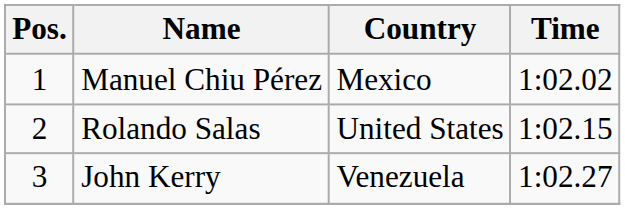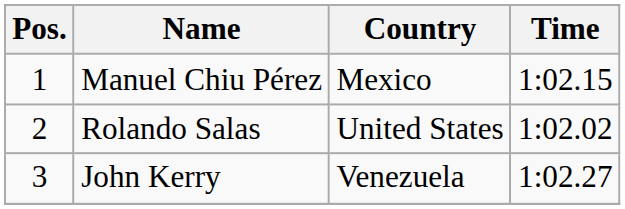(565, 78) 1:02.02 -> (565, 78) 1:02.15
(565, 128) 1:02.15 -> (565, 128) 1:02.02
